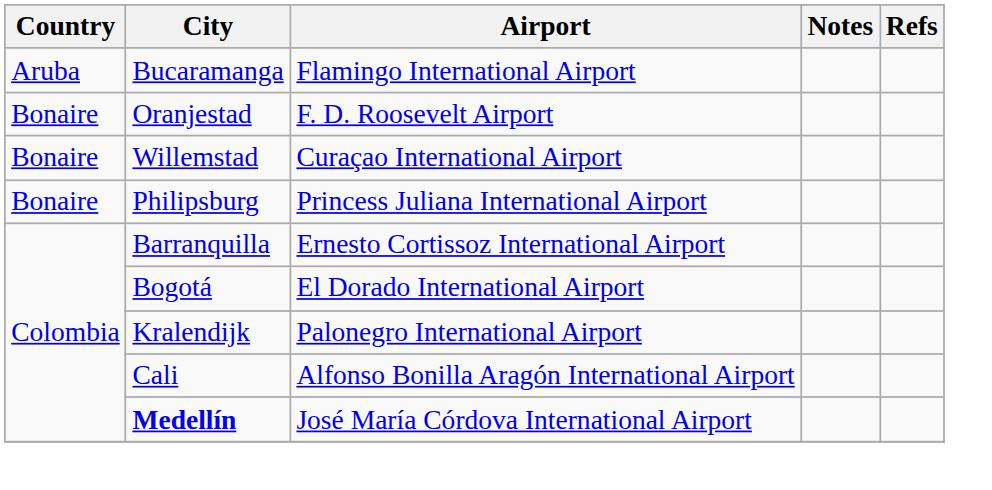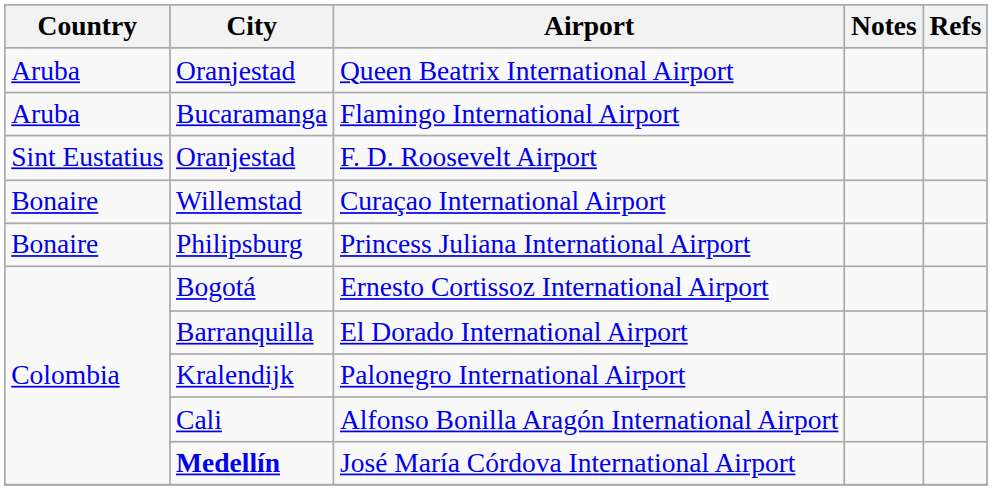+ row: (537, 69)
(55, 113) Bonaire -> (87, 157) Sint Eustatius
(201, 244) Barranquilla -> (216, 288) Bogotá
(172, 288) Bogotá -> (245, 331) Barranquilla
